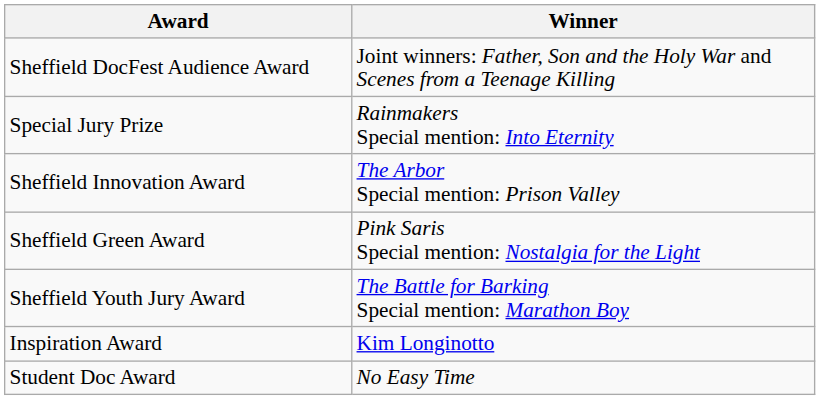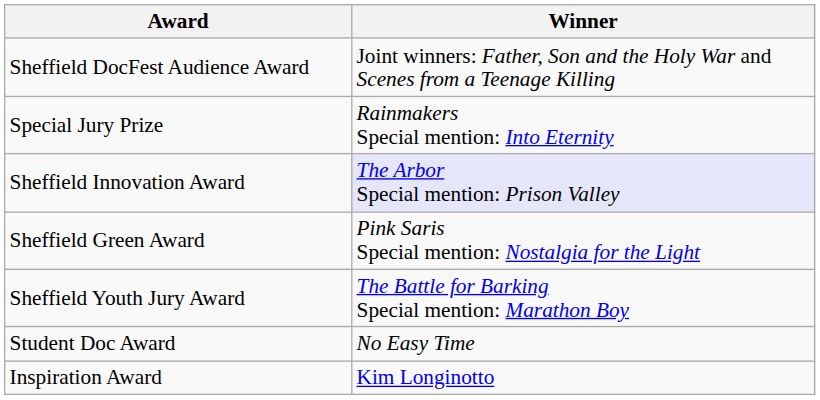(488, 182) no background -> (488, 182) lavender background
rows swapped: (93, 377) <-> (86, 343)
